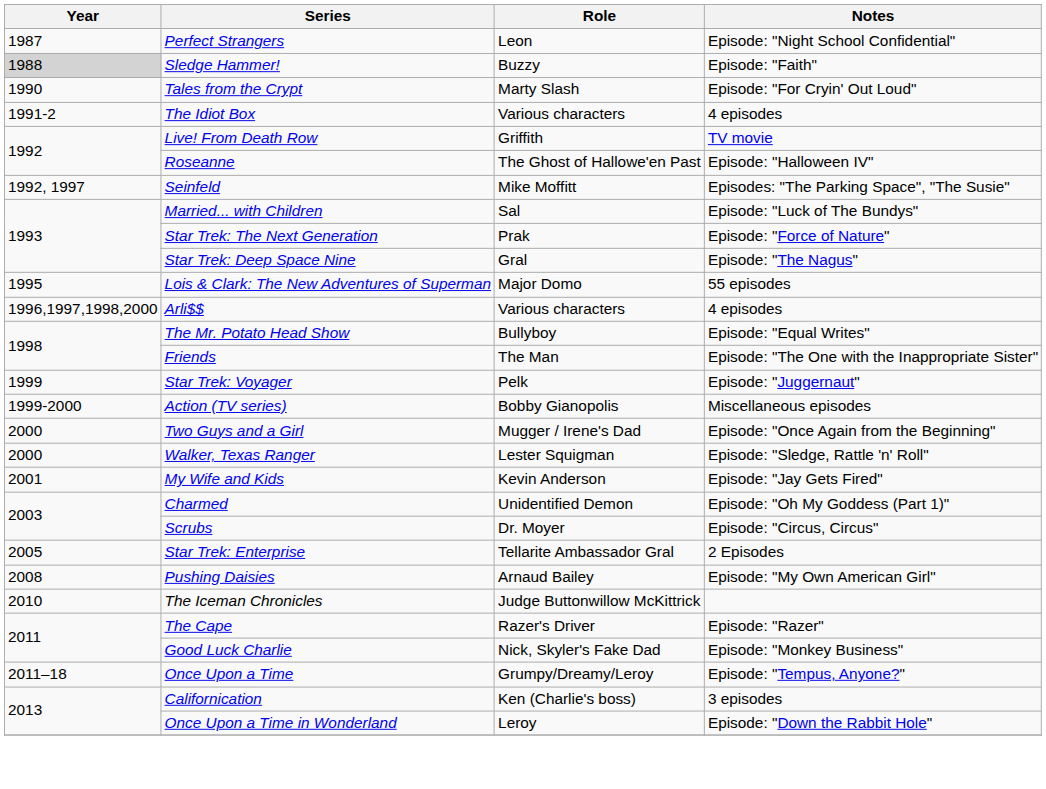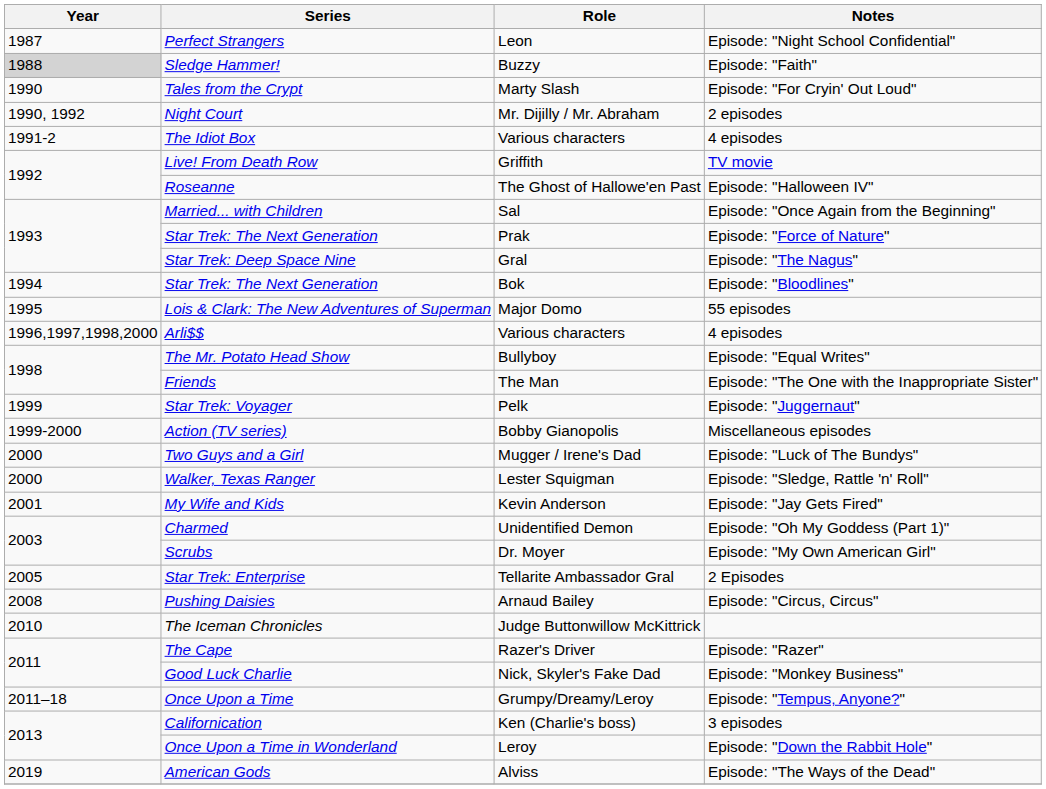+ row: (203, 114)
- row: (192, 187)
(813, 211) Episode: "Luck of The Bundys" -> (852, 211) Episode: "Once Again from the Beginning"
+ row: (271, 284)
(852, 430) Episode: "Once Again from the Beginning" -> (813, 455) Episode: "Luck of The Bundys"
(793, 528) Episode: "Circus, Circus" -> (822, 552) Episode: "My Own American Girl"
(822, 576) Episode: "My Own American Girl" -> (793, 601) Episode: "Circus, Circus"
+ row: (218, 771)
